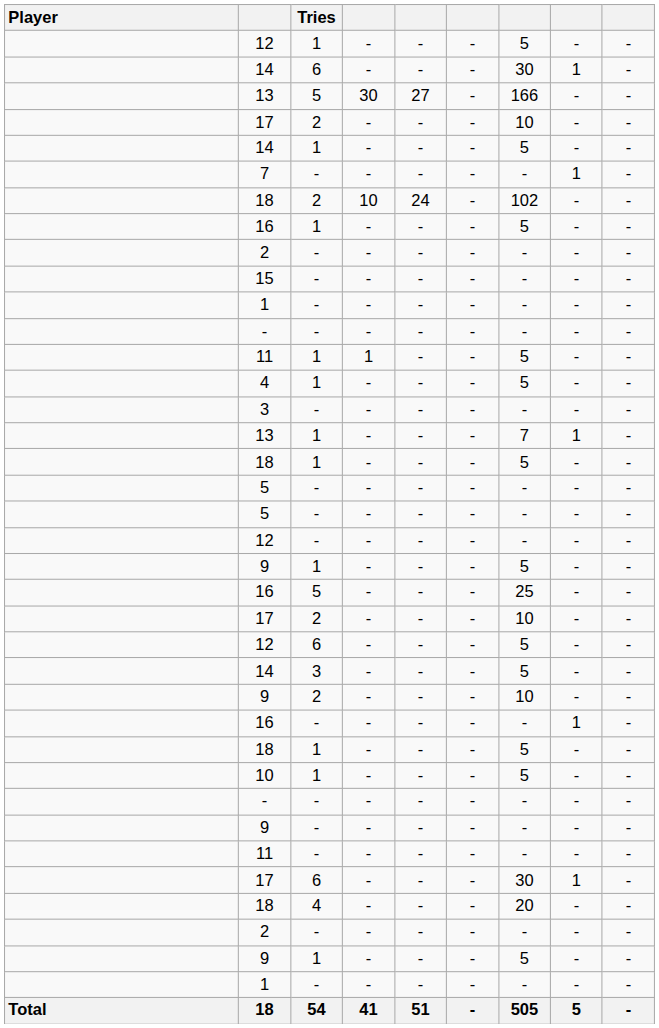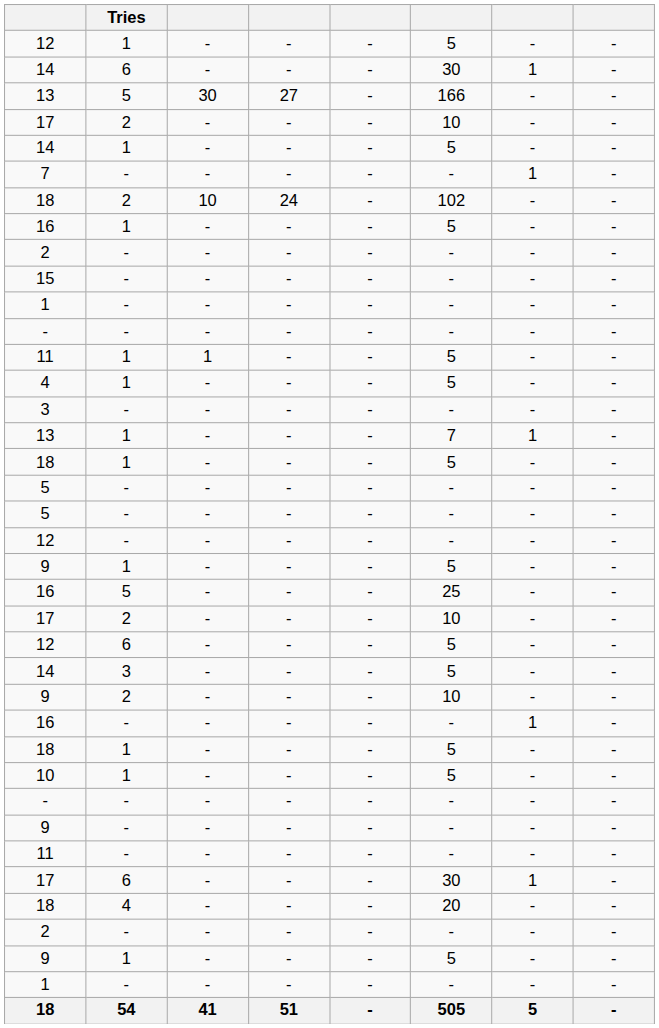- column: (33, 17)
